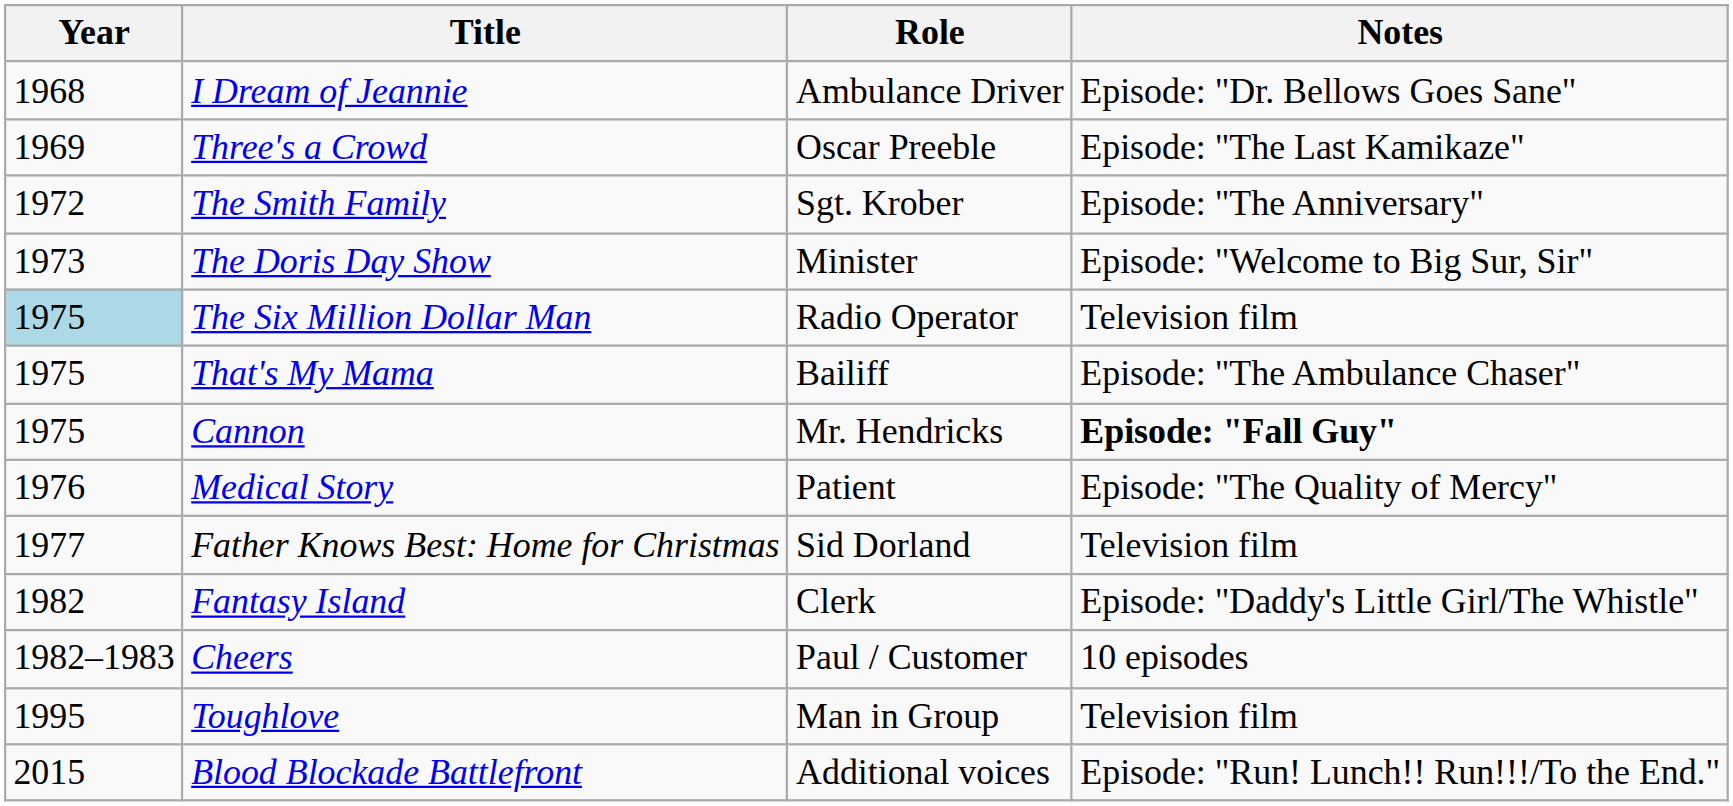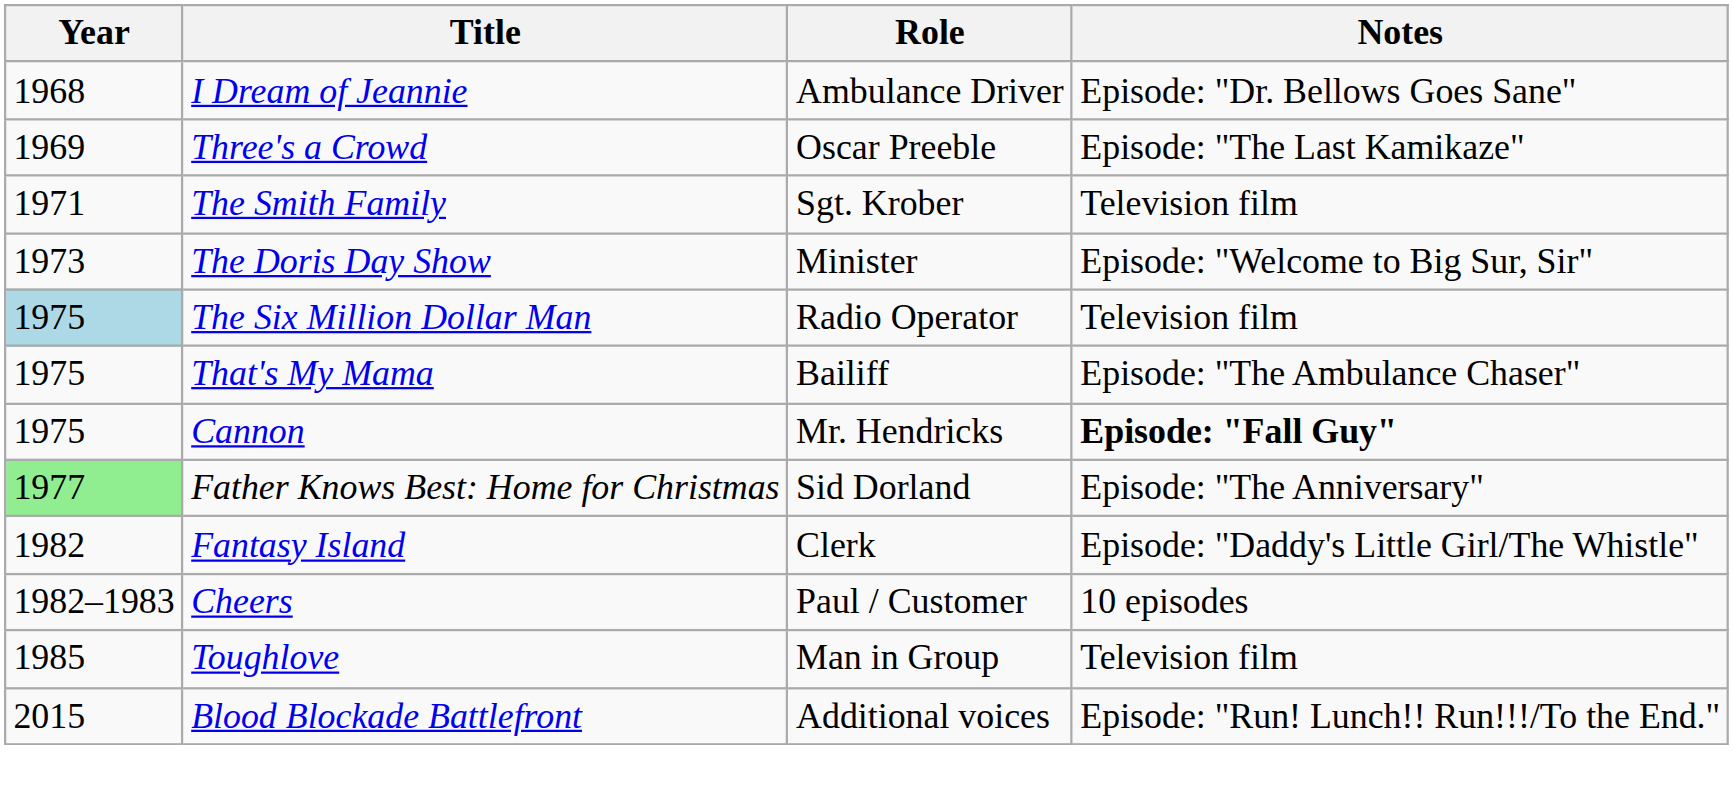(49, 203) 1972 -> (49, 203) 1971
(1282, 203) Episode: "The Anniversary" -> (1189, 203) Television film
- row: (292, 487)
(49, 544) no background -> (49, 487) lightgreen background
(1189, 544) Television film -> (1282, 487) Episode: "The Anniversary"
(49, 714) 1995 -> (49, 658) 1985
